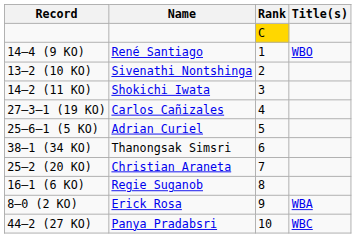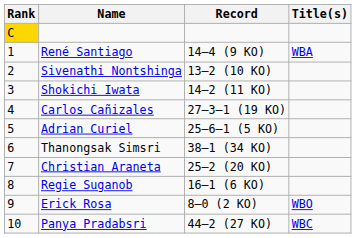columns swapped: (272, 14) <-> (57, 14)
(302, 52) WBO -> (302, 52) WBA
(302, 205) WBA -> (302, 205) WBO
